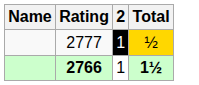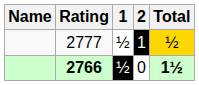+ column: (123, 17)
(121, 67) 1 -> (141, 67) 0
